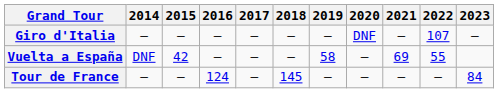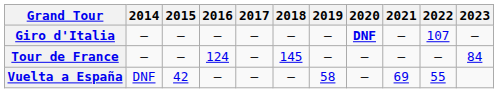(364, 36) normal -> (364, 36) bold
rows swapped: (65, 77) <-> (65, 56)
